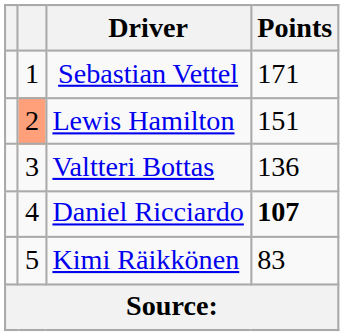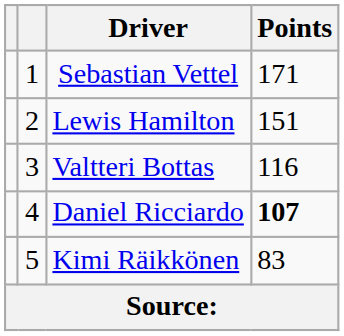(32, 120) lightsalmon background -> (32, 120) no background
(278, 166) 136 -> (278, 166) 116
